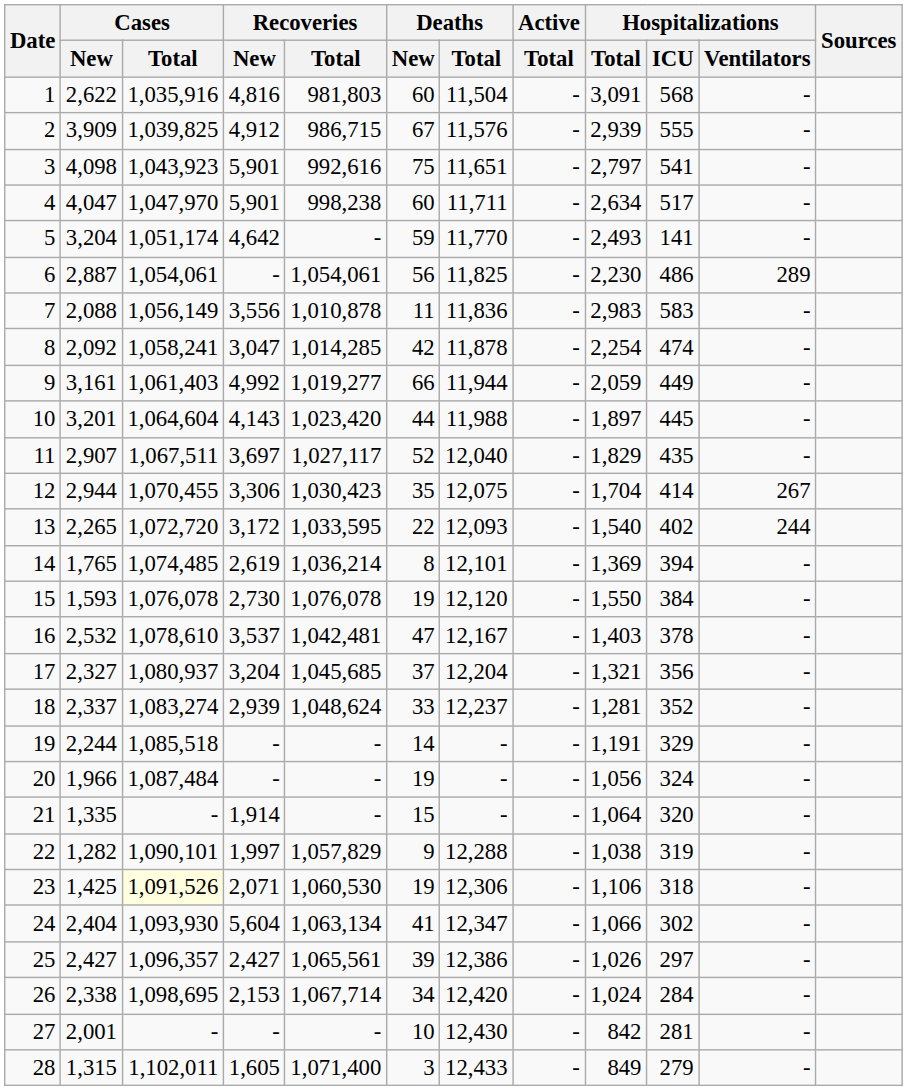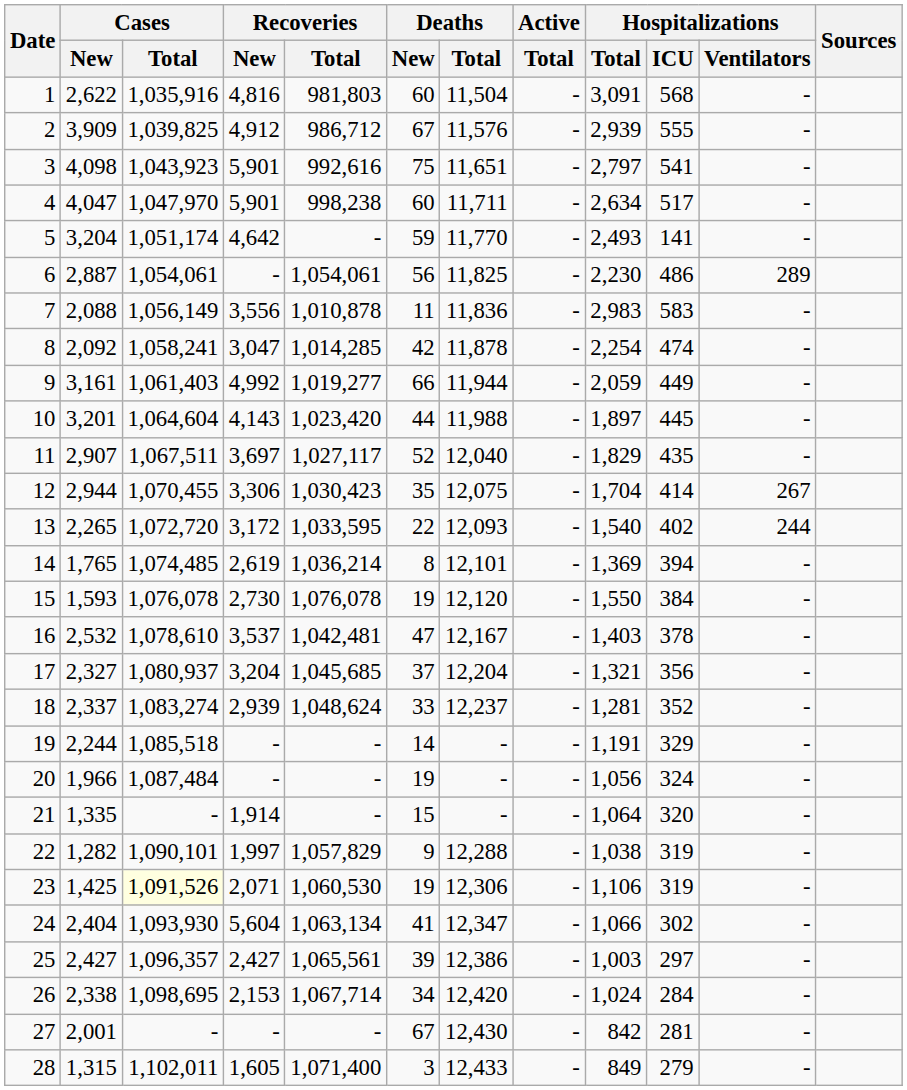(344, 130) 986,715 -> (344, 130) 986,712
(677, 887) 318 -> (677, 887) 319
(616, 959) 1,026 -> (616, 959) 1,003
(423, 1031) 10 -> (423, 1031) 67
